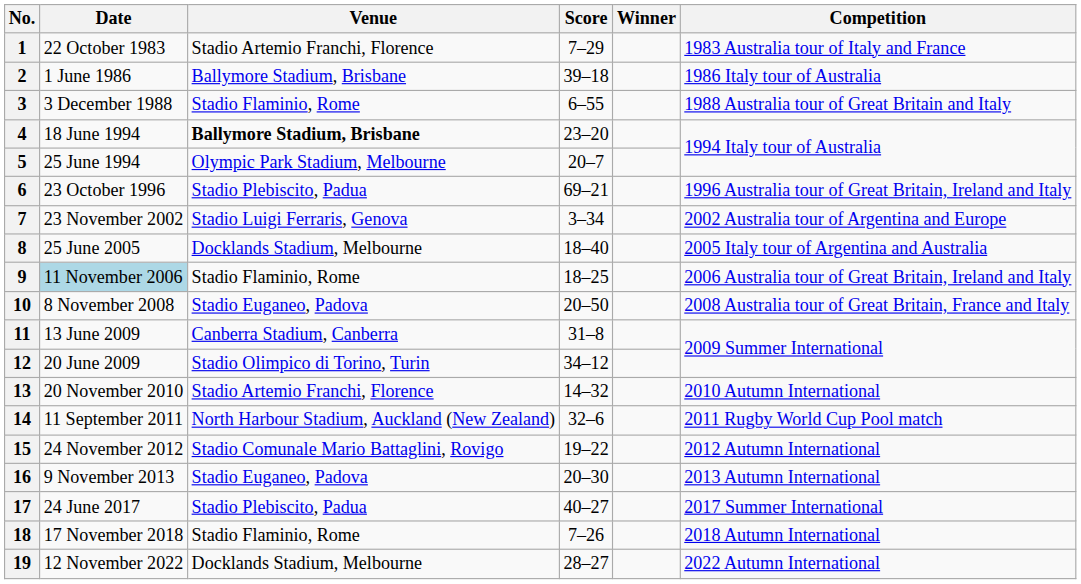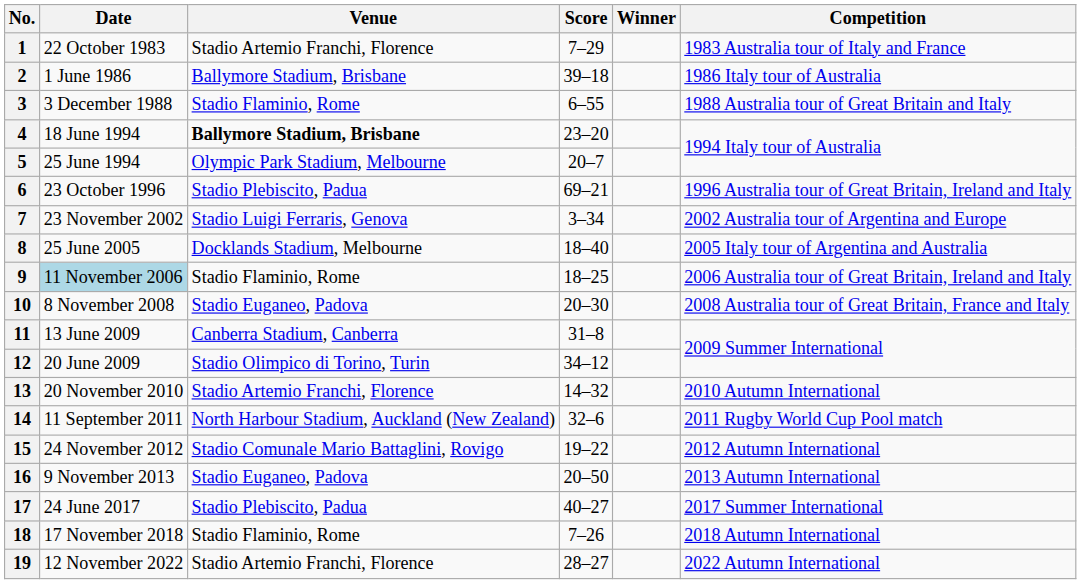(586, 305) 20–50 -> (586, 305) 20–30
(586, 477) 20–30 -> (586, 477) 20–50
(307, 563) Docklands Stadium, Melbourne -> (313, 563) Stadio Artemio Franchi, Florence
